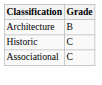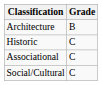+ row: (36, 73)
